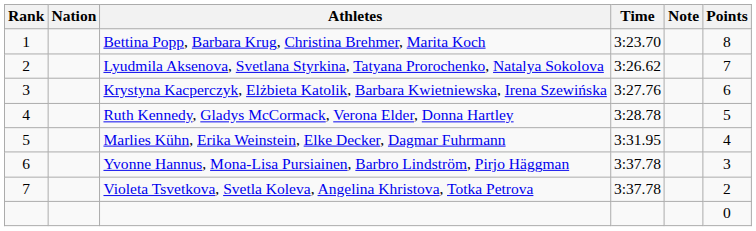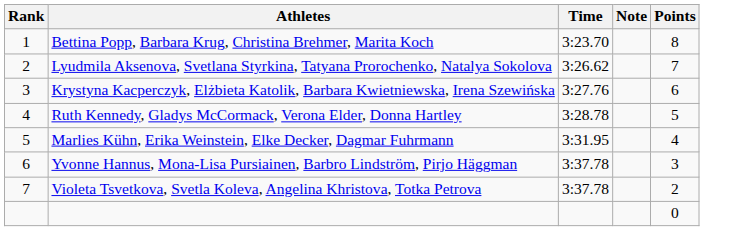- column: (74, 16)
